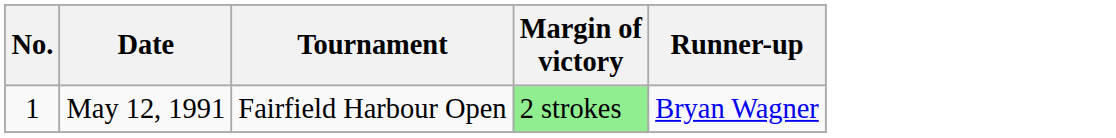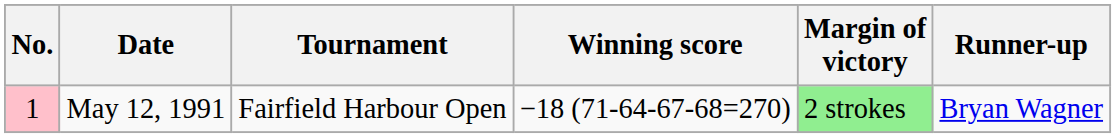+ column: (655, 44)
(32, 108) no background -> (32, 108) pink background
